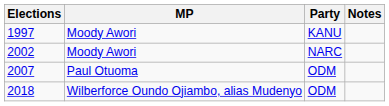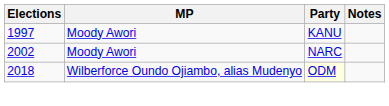- row: (21, 71)
(322, 91) no background -> (322, 71) lightyellow background
